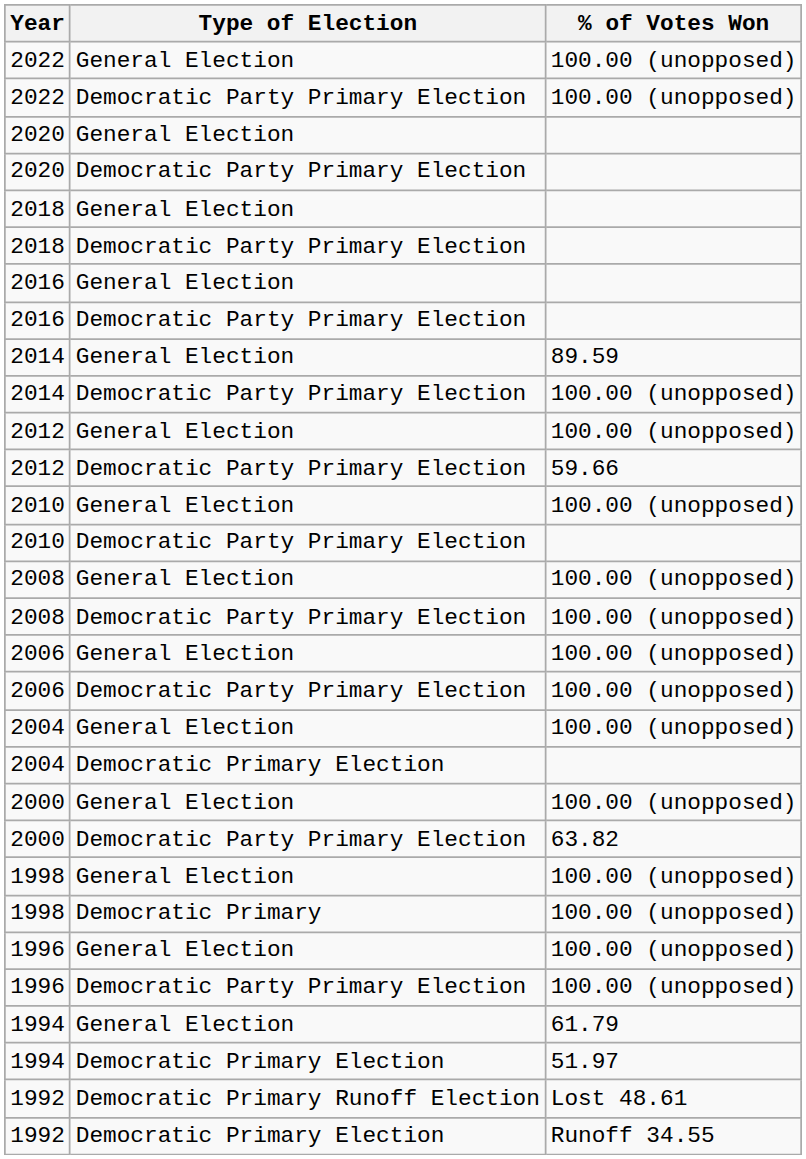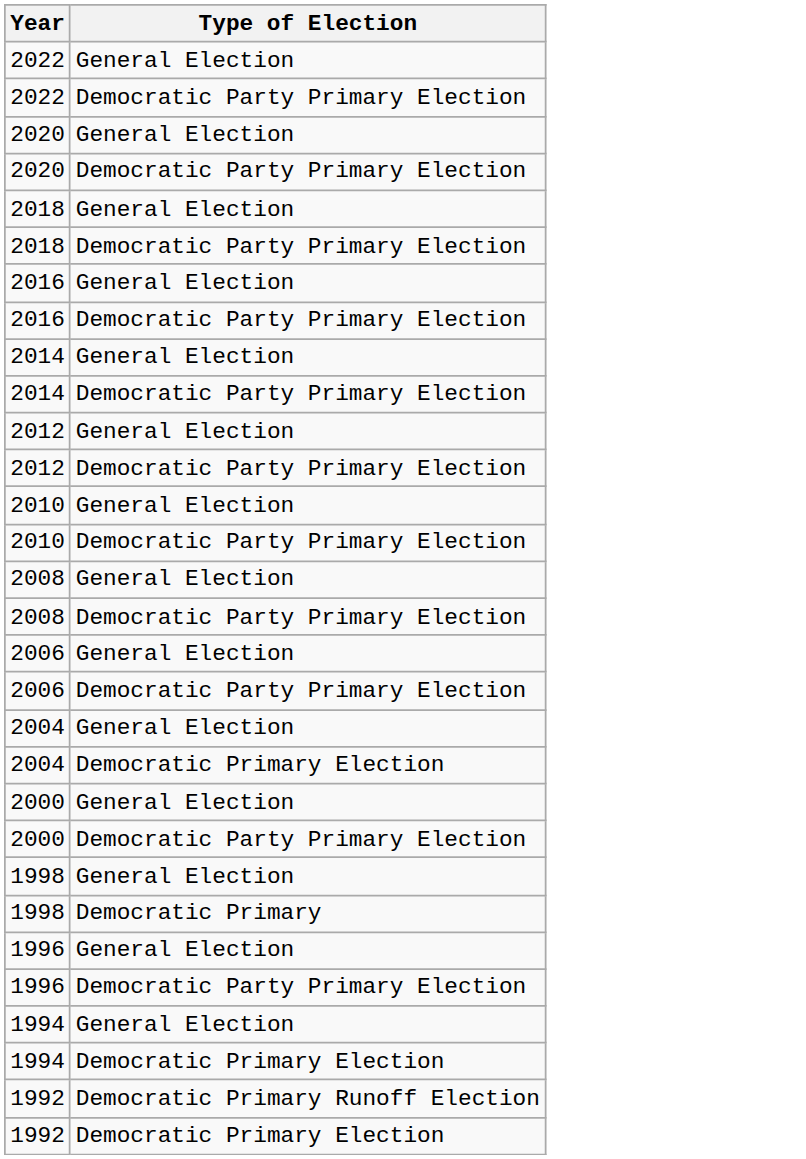- column: (674, 23)
